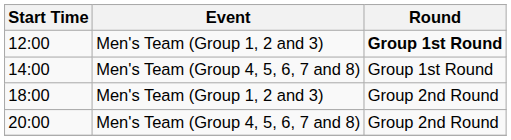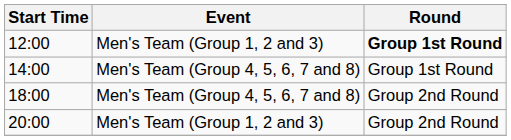(210, 95) Men's Team (Group 1, 2 and 3) -> (228, 95) Men's Team (Group 4, 5, 6, 7 and 8)
(228, 122) Men's Team (Group 4, 5, 6, 7 and 8) -> (210, 122) Men's Team (Group 1, 2 and 3)
